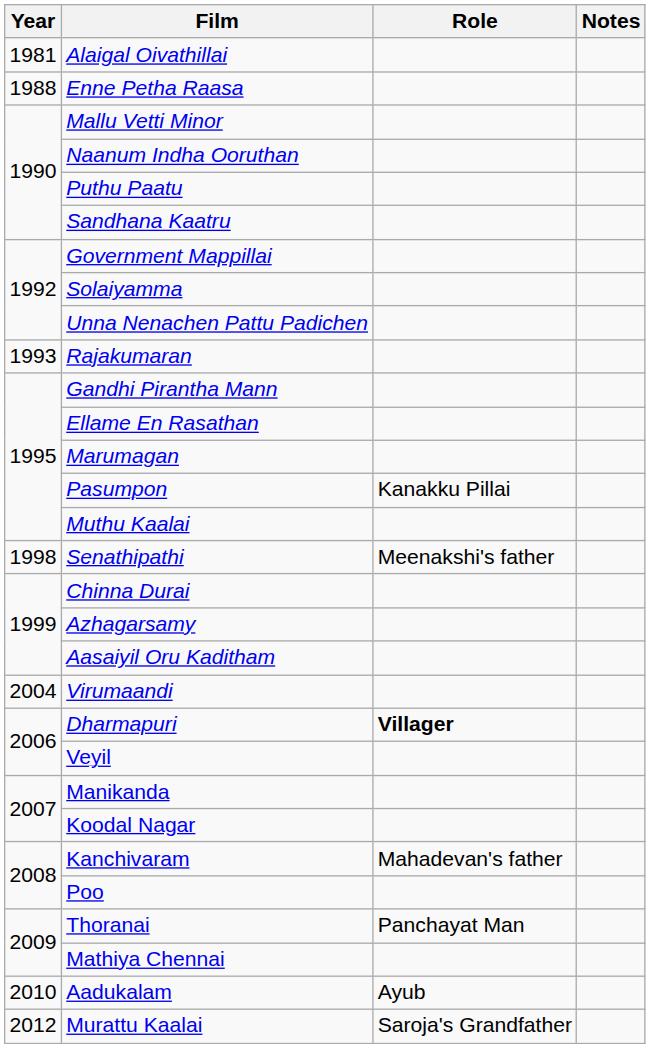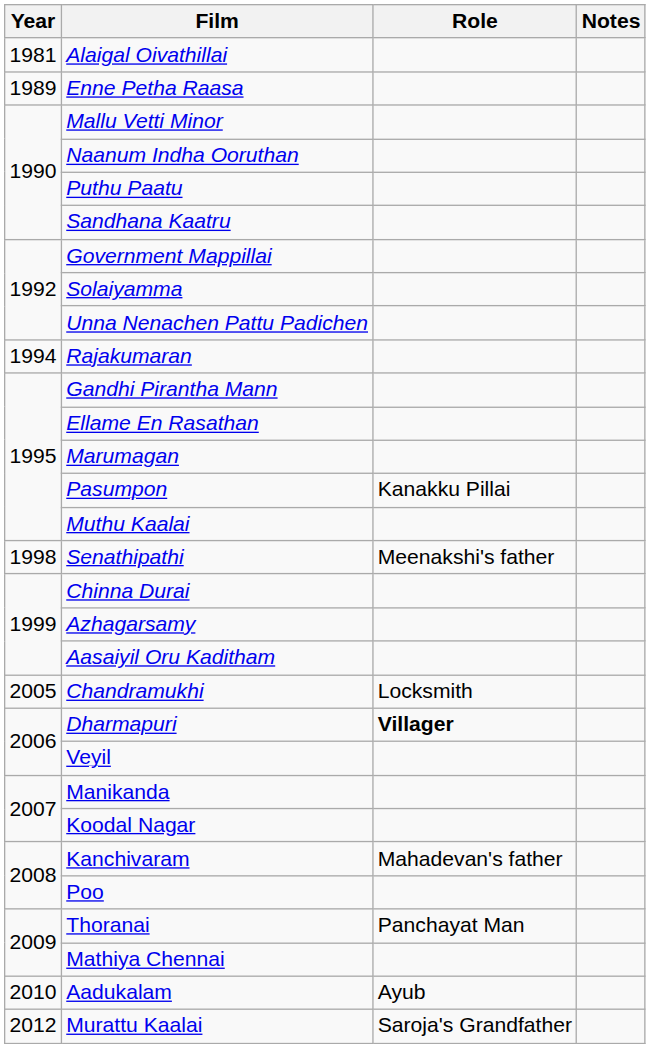(33, 88) 1988 -> (33, 88) 1989
(33, 356) 1993 -> (33, 356) 1994
- row: (119, 691)
+ row: (135, 691)
